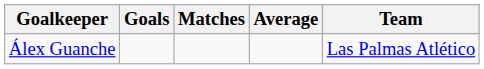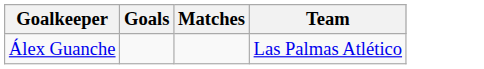- column: (286, 19)
